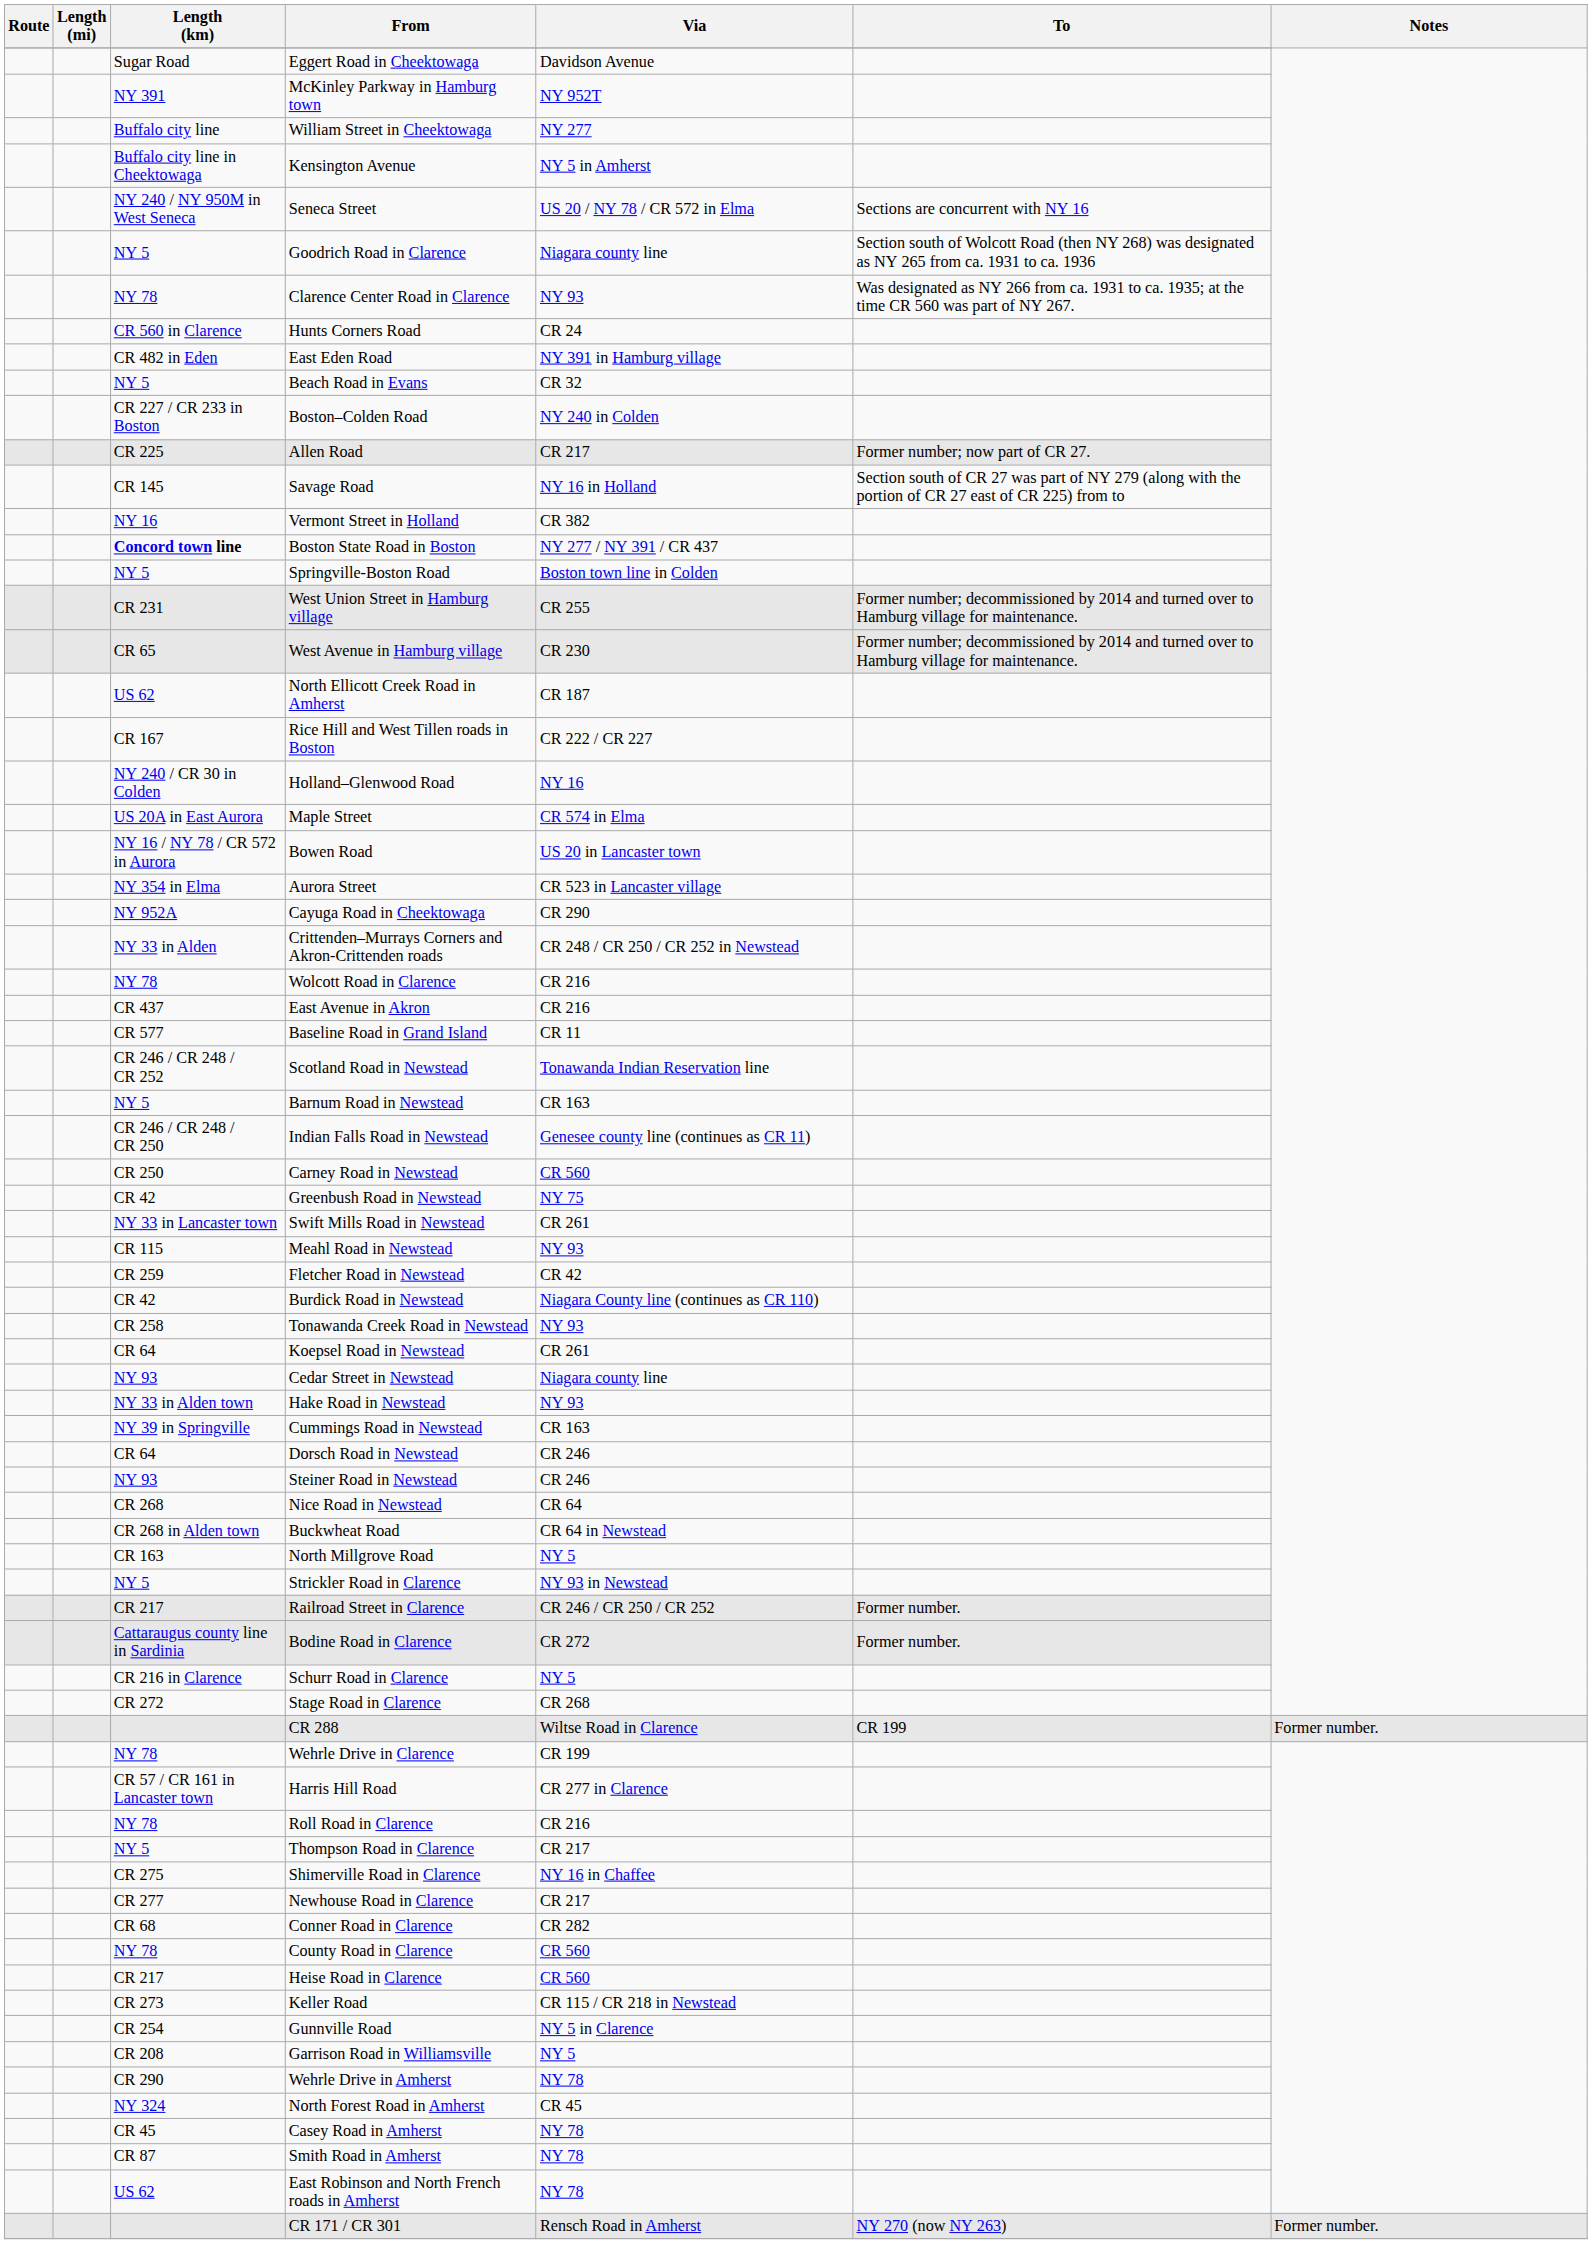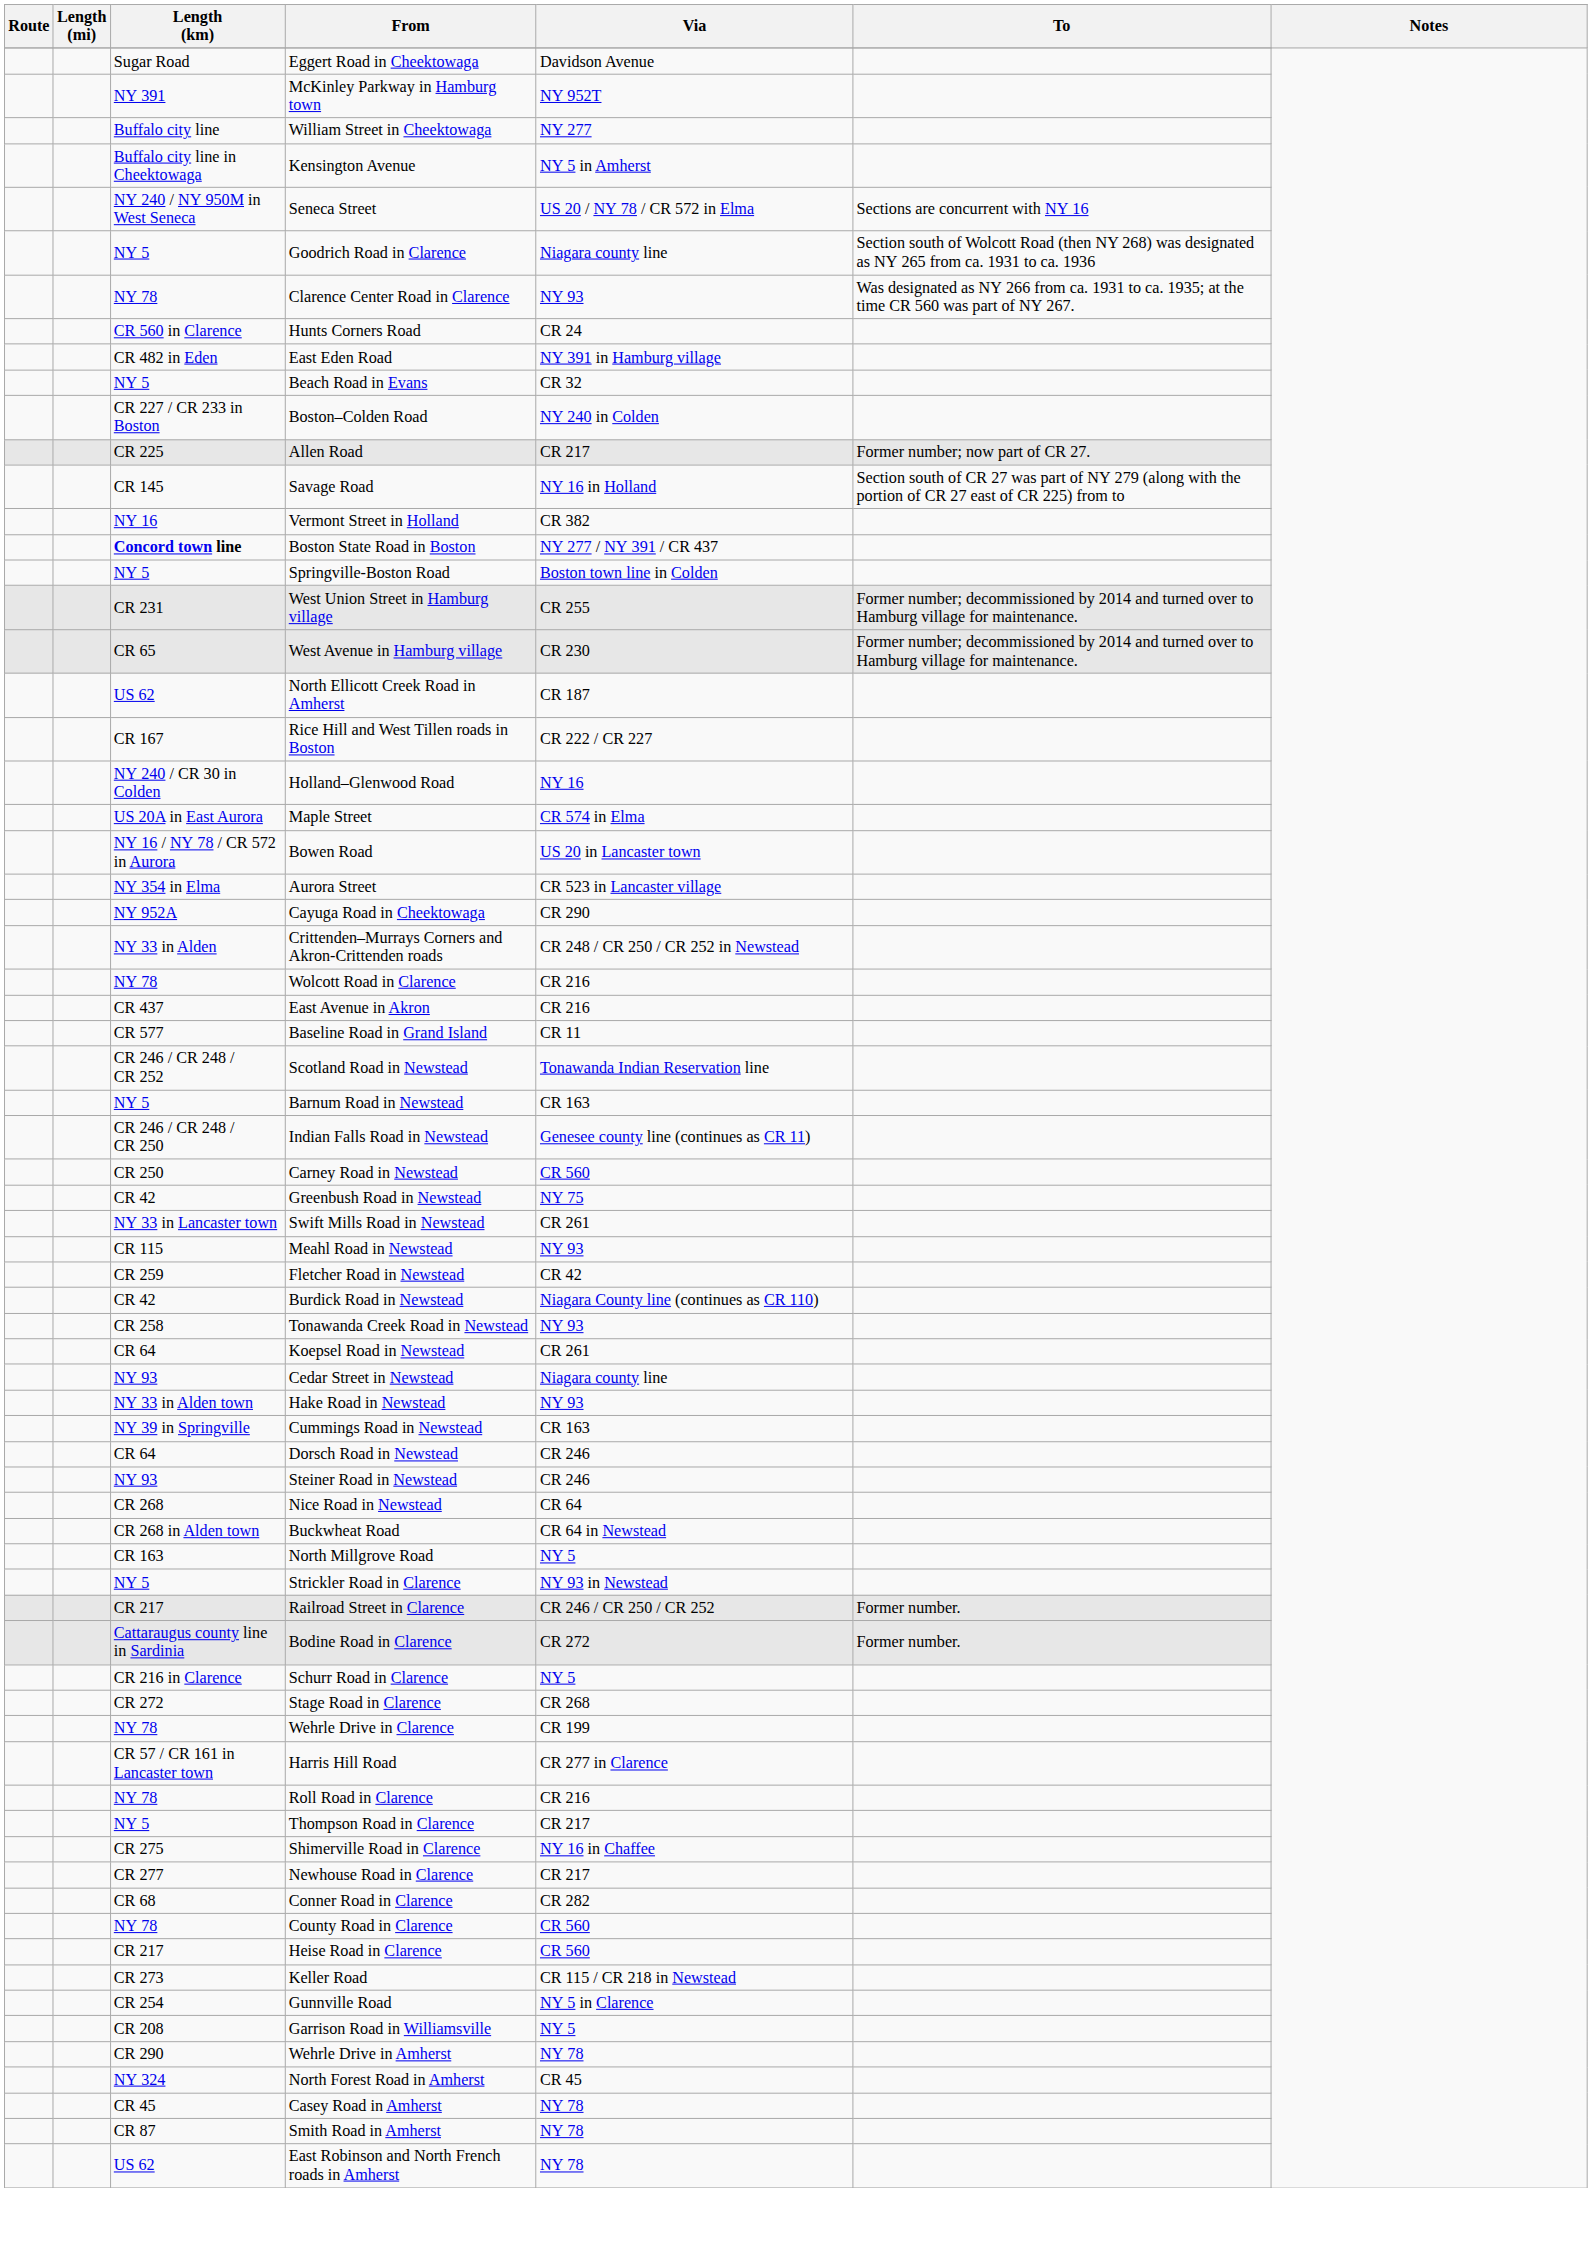- row: (314, 1728)
- row: (345, 2226)
